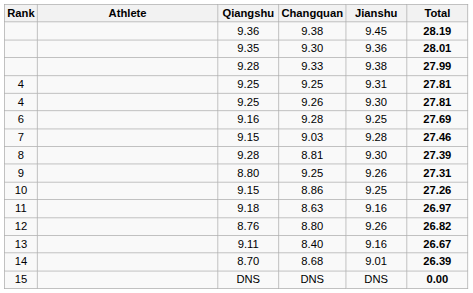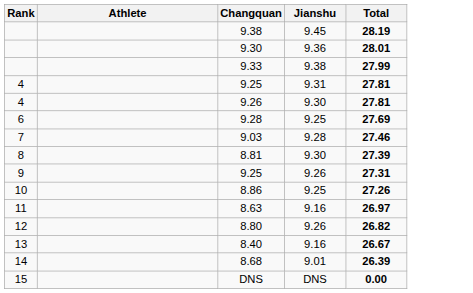- column: (248, 13)
